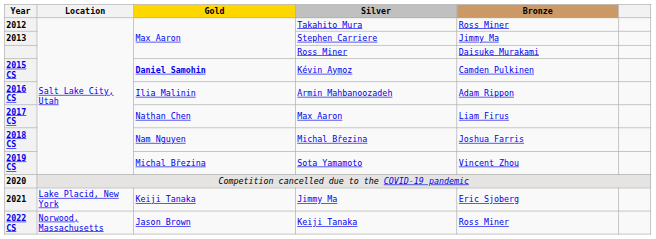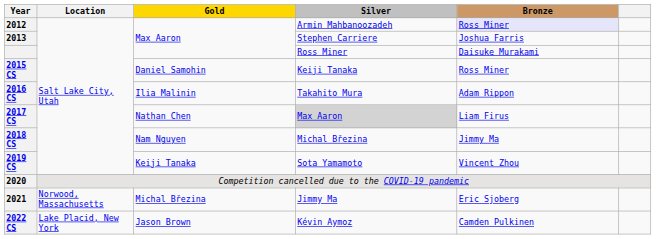(330, 25) Takahito Mura -> (345, 25) Armin Mahbanoozadeh
(484, 25) no background -> (484, 25) lavender background
(479, 38) Jimmy Ma -> (491, 38) Joshua Farris
(171, 70) bold -> (171, 70) normal
(325, 70) Kévin Aymoz -> (327, 70) Keiji Tanaka
(496, 70) Camden Pulkinen -> (484, 70) Ross Miner
(345, 93) Armin Mahbanoozadeh -> (330, 93) Takahito Mura
(320, 116) no background -> (320, 116) lightgrey background
(491, 140) Joshua Farris -> (479, 140) Jimmy Ma
(171, 163) Michal Březina -> (166, 163) Keiji Tanaka
(79, 200) Lake Placid, New York -> (71, 200) Norwood, Massachusetts
(166, 200) Keiji Tanaka -> (171, 200) Michal Březina
(71, 223) Norwood, Massachusetts -> (79, 223) Lake Placid, New York
(327, 223) Keiji Tanaka -> (325, 223) Kévin Aymoz
(484, 223) Ross Miner -> (496, 223) Camden Pulkinen
